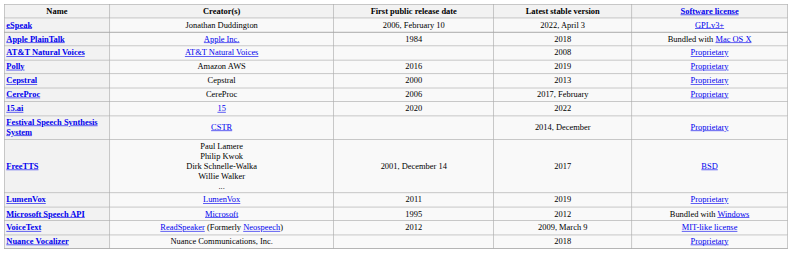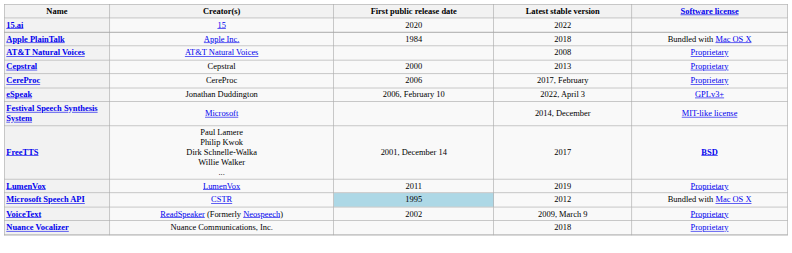rows swapped: (15, 108) <-> (19, 24)
- row: (15, 66)
(222, 127) CSTR -> (222, 113) Microsoft
(710, 127) Proprietary -> (710, 113) MIT-like license
(710, 166) normal -> (710, 152) bold
(222, 213) Microsoft -> (222, 199) CSTR
(414, 213) no background -> (414, 199) lightblue background
(710, 213) Bundled with Windows -> (710, 199) Bundled with Mac OS X
(414, 227) 2012 -> (414, 213) 2002
(710, 227) MIT-like license -> (710, 213) Proprietary
